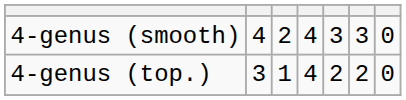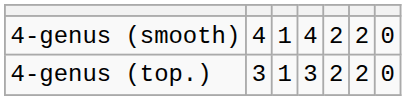(285, 36) 2 -> (285, 36) 1
(336, 36) 3 -> (336, 36) 2
(362, 36) 3 -> (362, 36) 2
(310, 75) 4 -> (310, 75) 3
